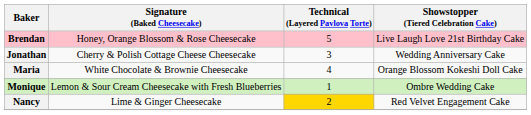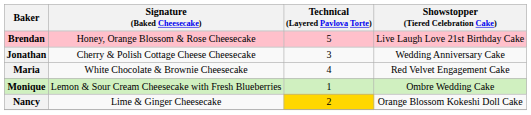(450, 70) Orange Blossom Kokeshi Doll Cake -> (450, 70) Red Velvet Engagement Cake
(450, 102) Red Velvet Engagement Cake -> (450, 102) Orange Blossom Kokeshi Doll Cake
